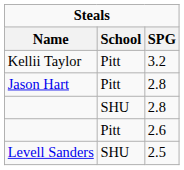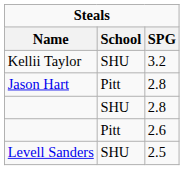(110, 61) Pitt -> (115, 61) SHU
